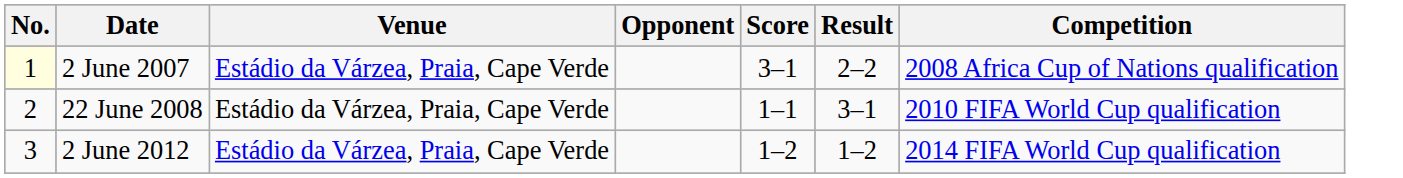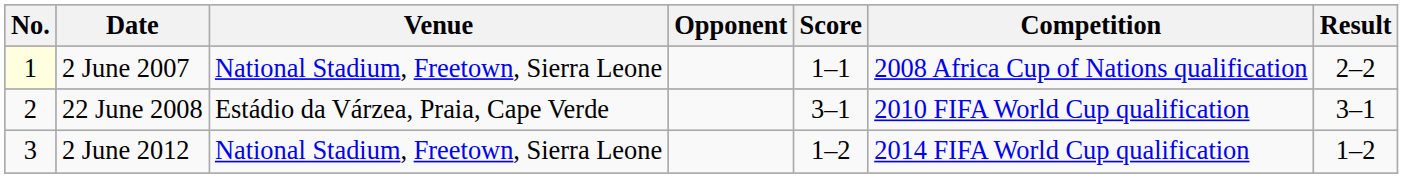columns swapped: (857, 25) <-> (1122, 25)
(412, 67) Estádio da Várzea, Praia, Cape Verde -> (439, 67) National Stadium, Freetown, Sierra Leone
(778, 67) 3–1 -> (831, 67) 1–1
(778, 109) 1–1 -> (831, 109) 3–1
(412, 151) Estádio da Várzea, Praia, Cape Verde -> (439, 151) National Stadium, Freetown, Sierra Leone
